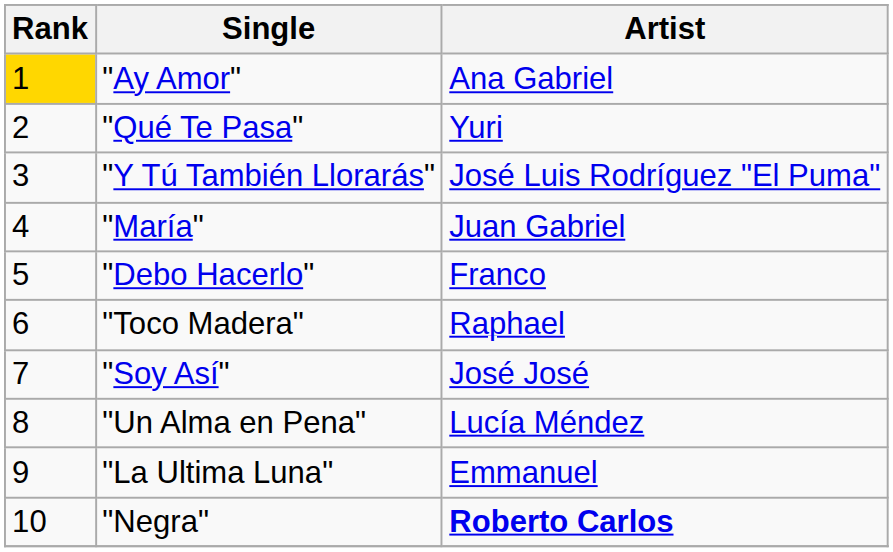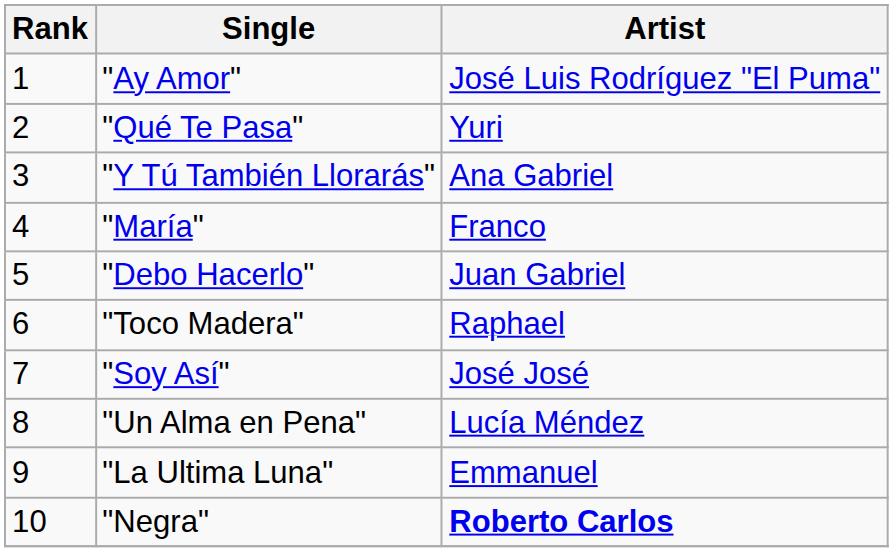(21, 78) gold background -> (21, 78) no background
(531, 78) Ana Gabriel -> (665, 78) José Luis Rodríguez "El Puma"
(665, 176) José Luis Rodríguez "El Puma" -> (531, 176) Ana Gabriel
(537, 226) Juan Gabriel -> (498, 226) Franco
(498, 275) Franco -> (537, 275) Juan Gabriel
